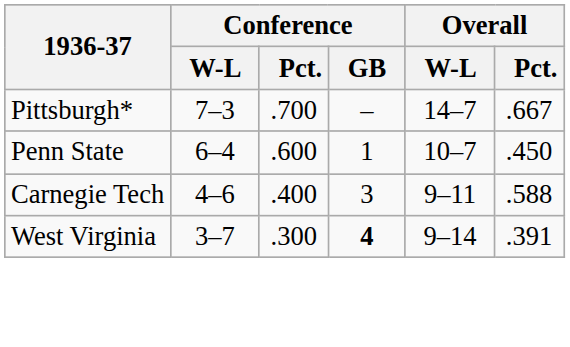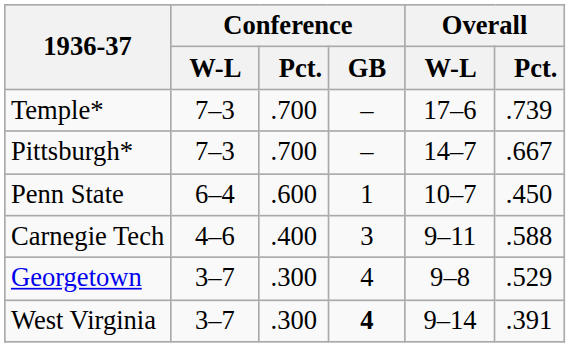+ row: (57, 109)
+ row: (76, 278)
